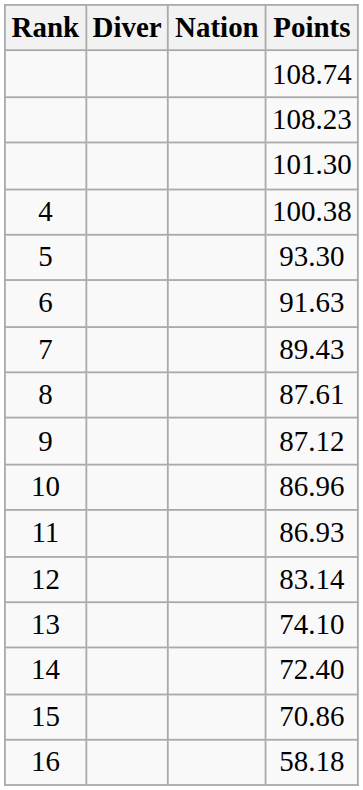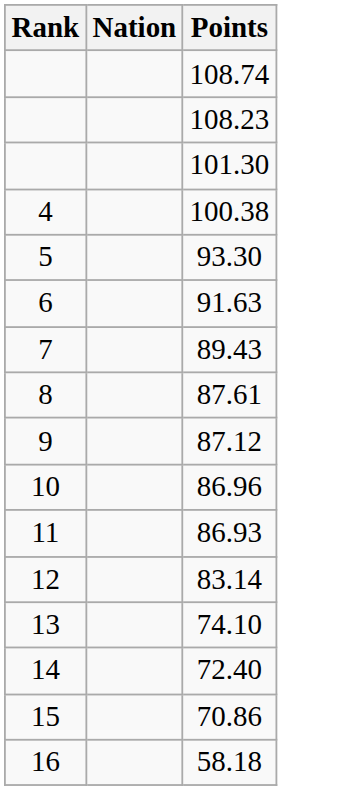- column: (127, 27)
